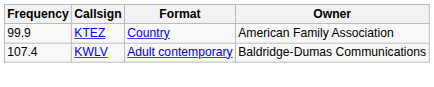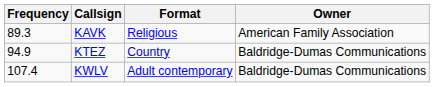+ row: (90, 33)
(19, 33) 99.9 -> (19, 52) 94.9
(316, 33) American Family Association -> (332, 52) Baldridge-Dumas Communications
